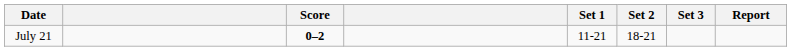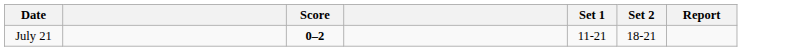- column: (691, 15)
